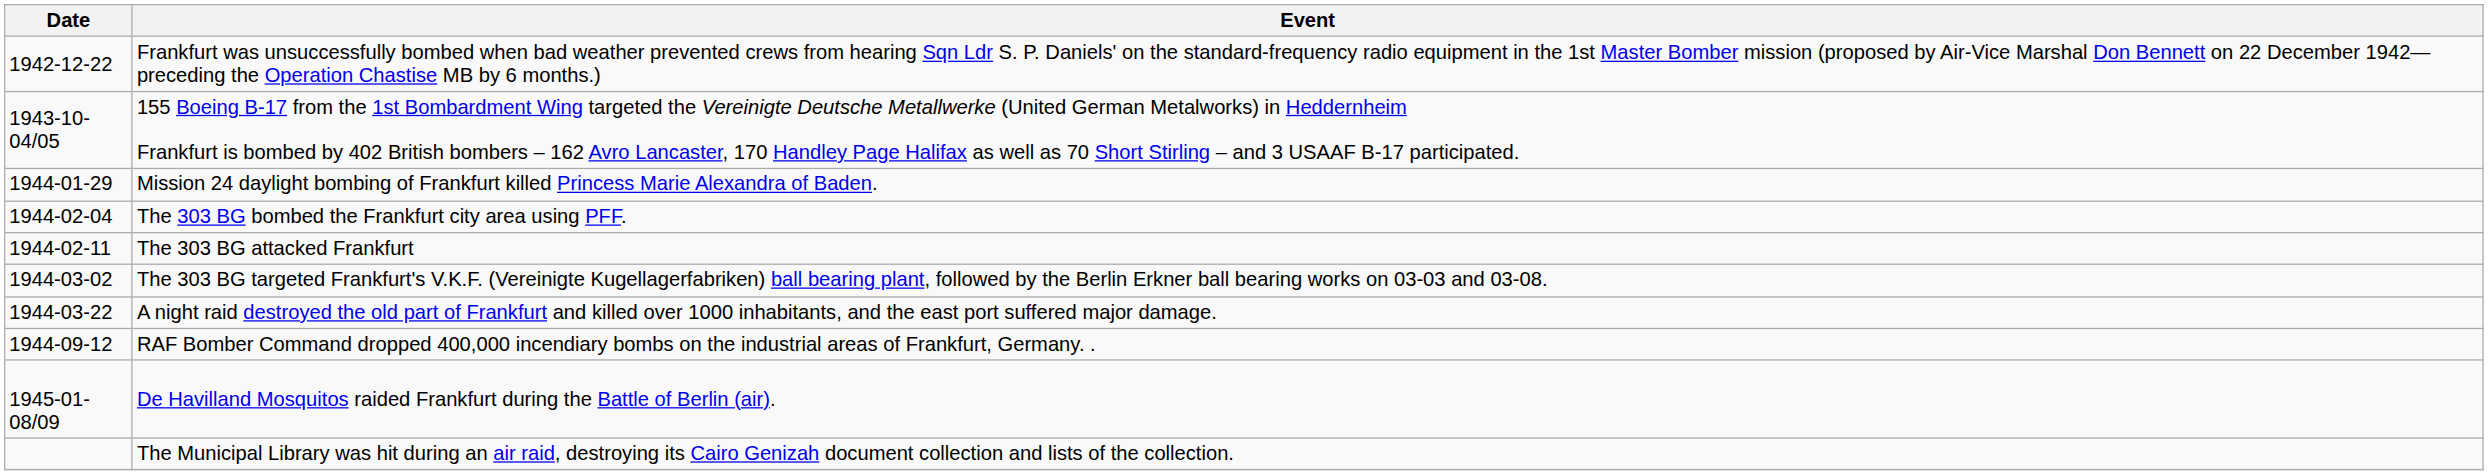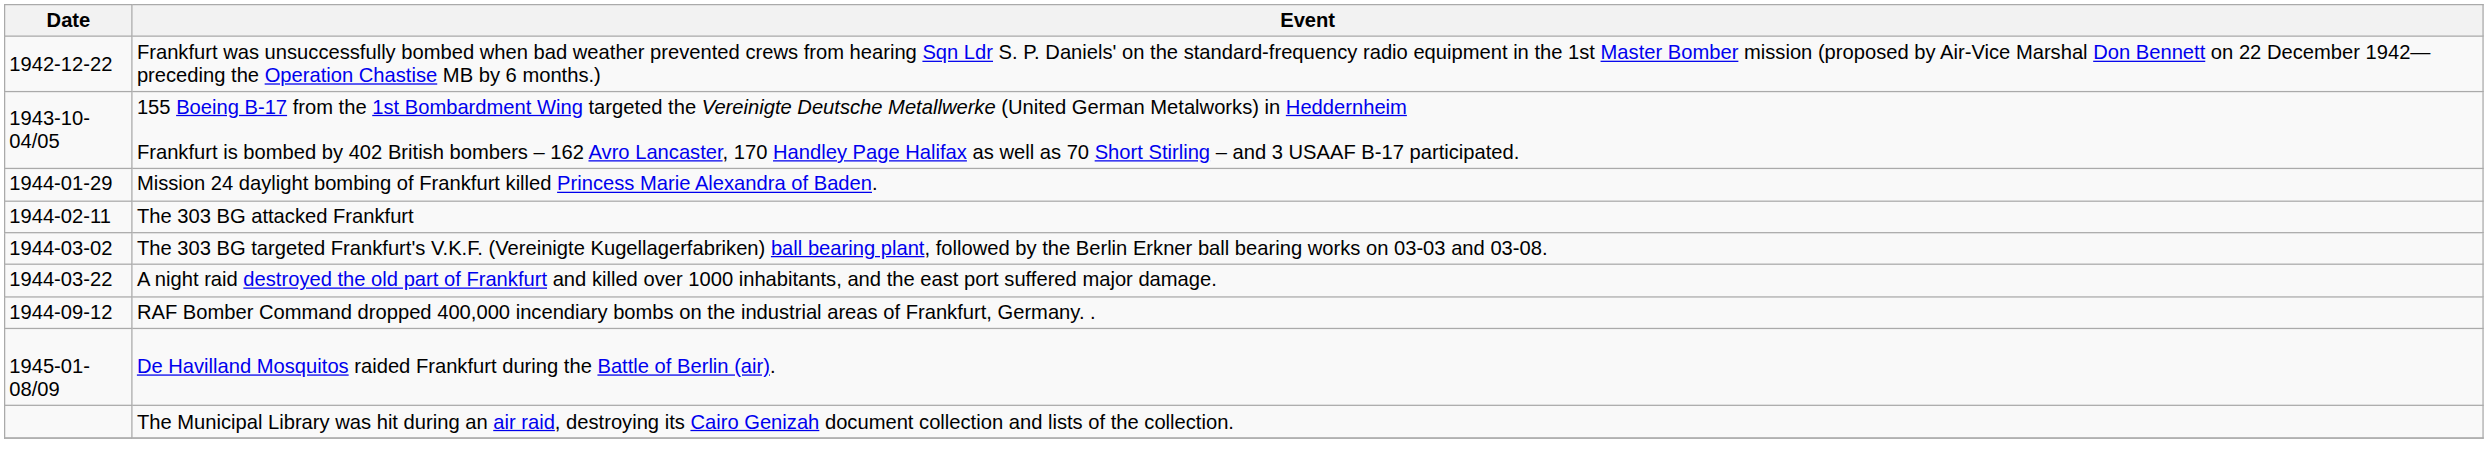- row: (382, 216)
